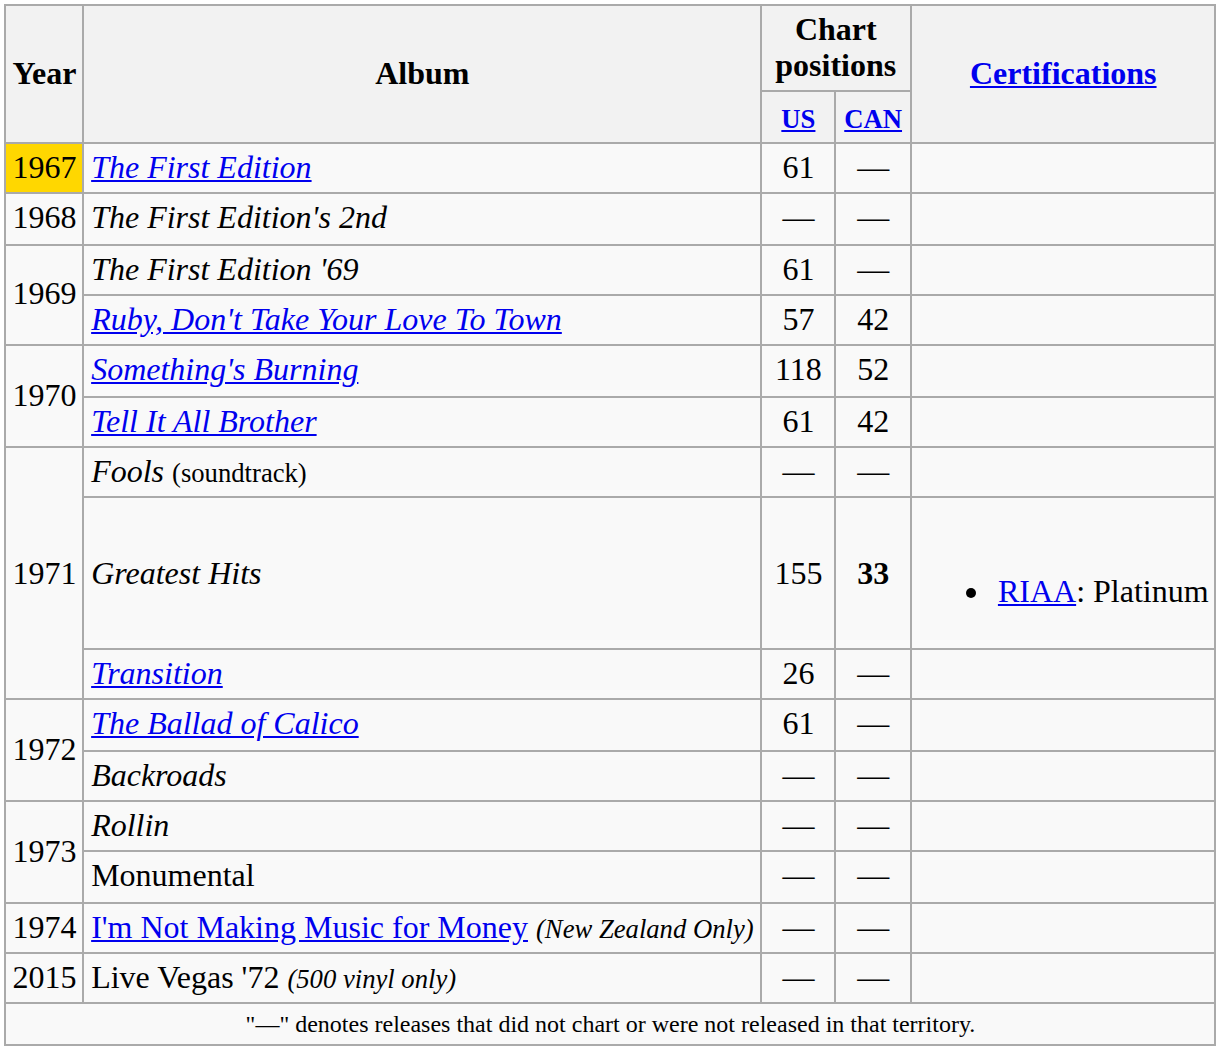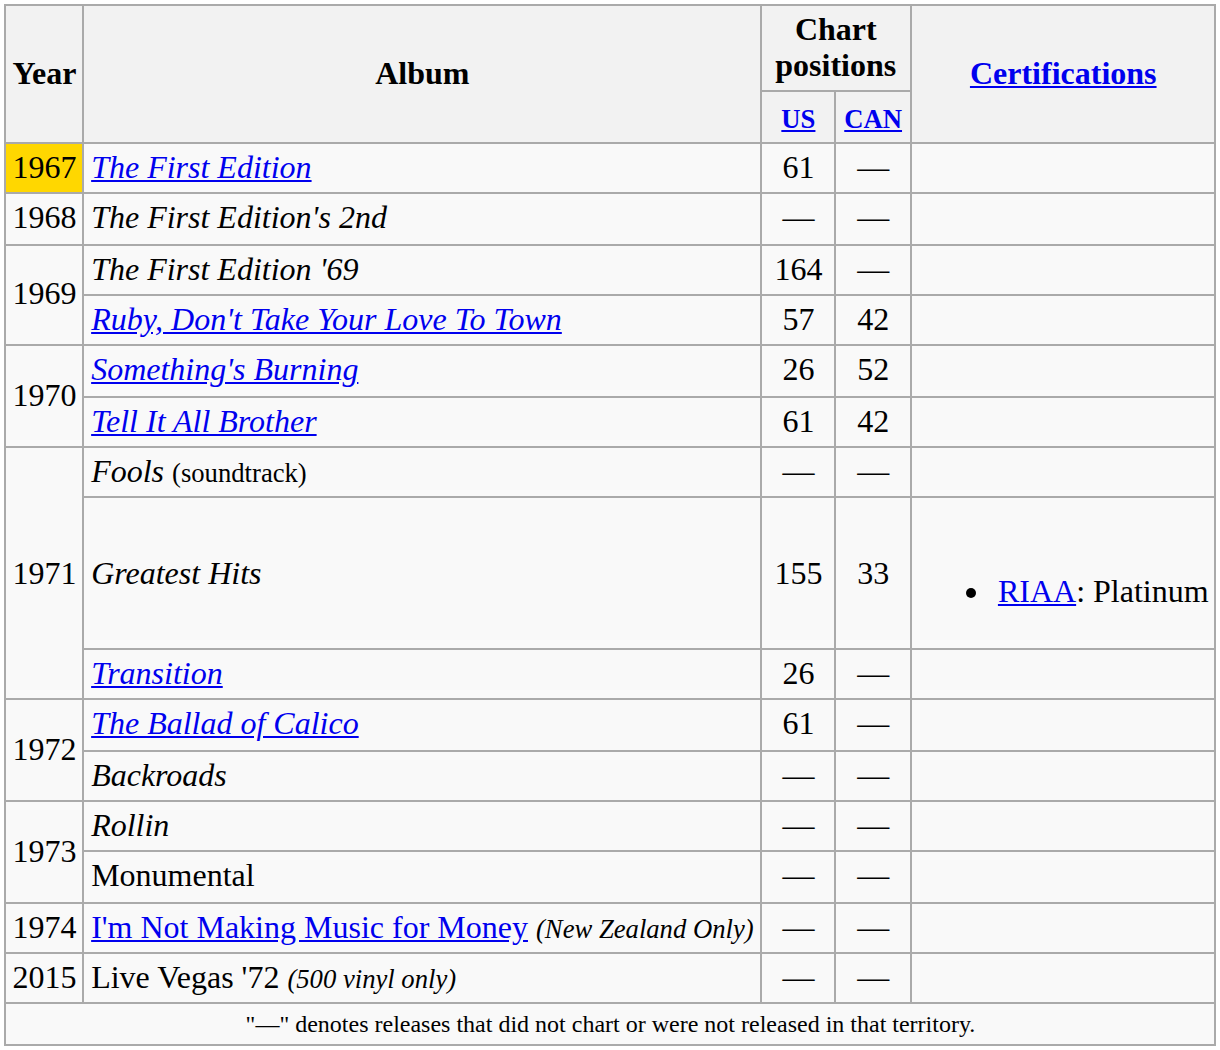(798, 268) 61 -> (798, 268) 164
(798, 370) 118 -> (798, 370) 26
(873, 572) bold -> (873, 572) normal
